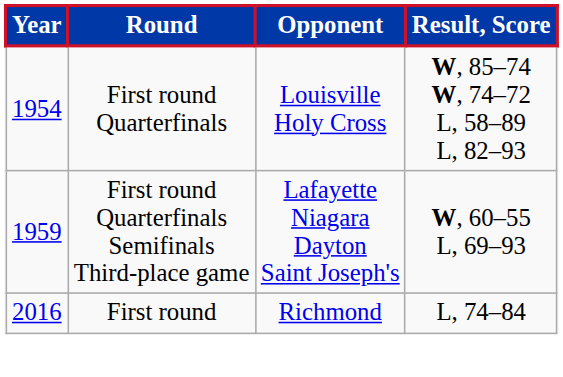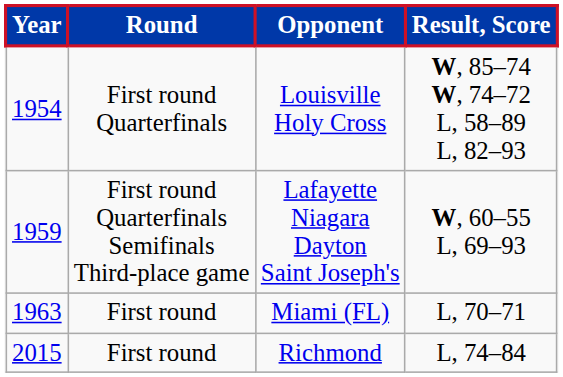+ row: (330, 312)
(37, 312) 2016 -> (37, 351) 2015
